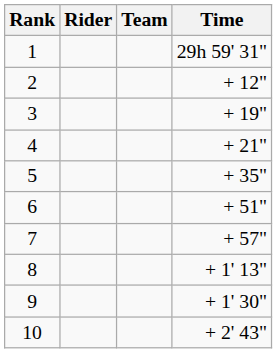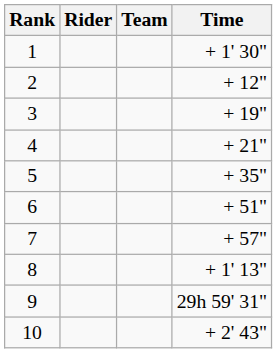(222, 51) 29h 59' 31" -> (236, 51) + 1' 30"
(236, 301) + 1' 30" -> (222, 301) 29h 59' 31"
